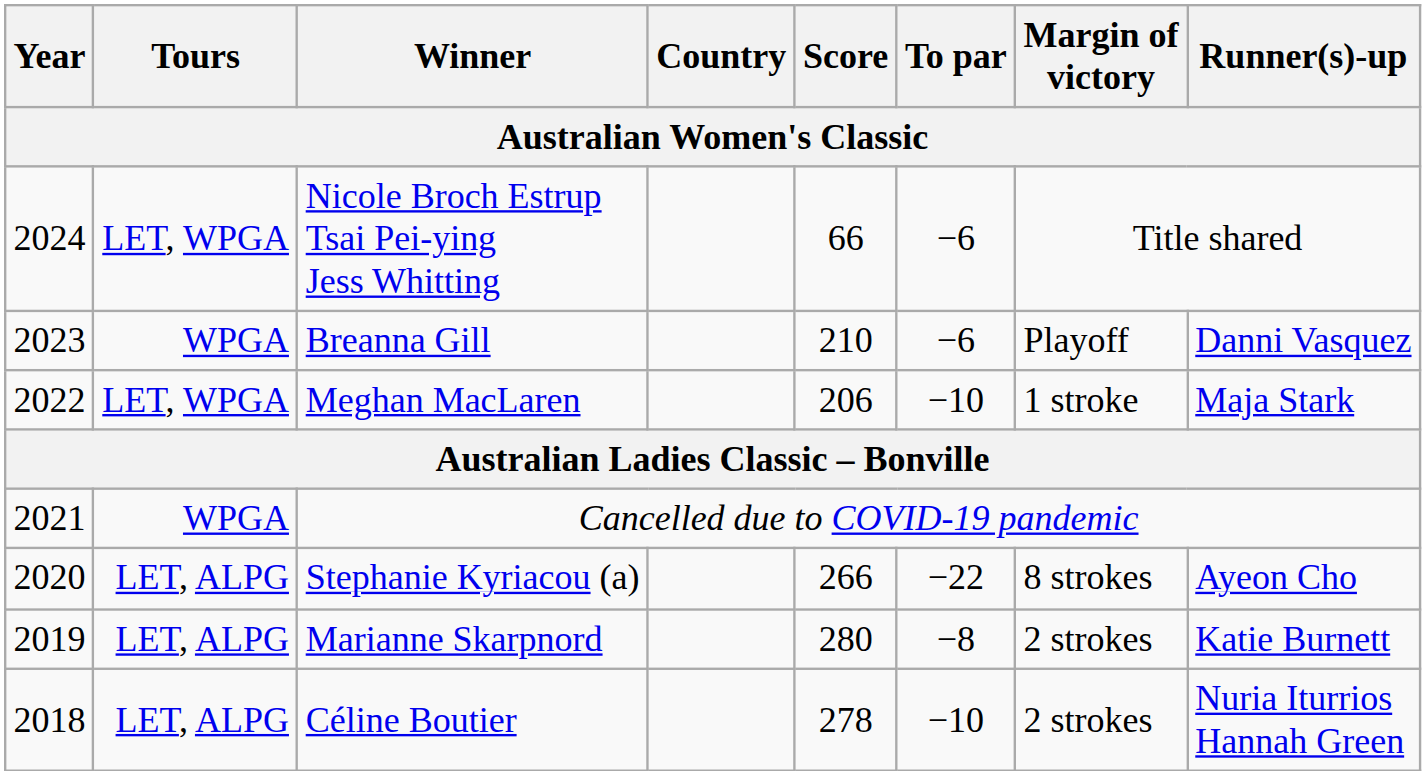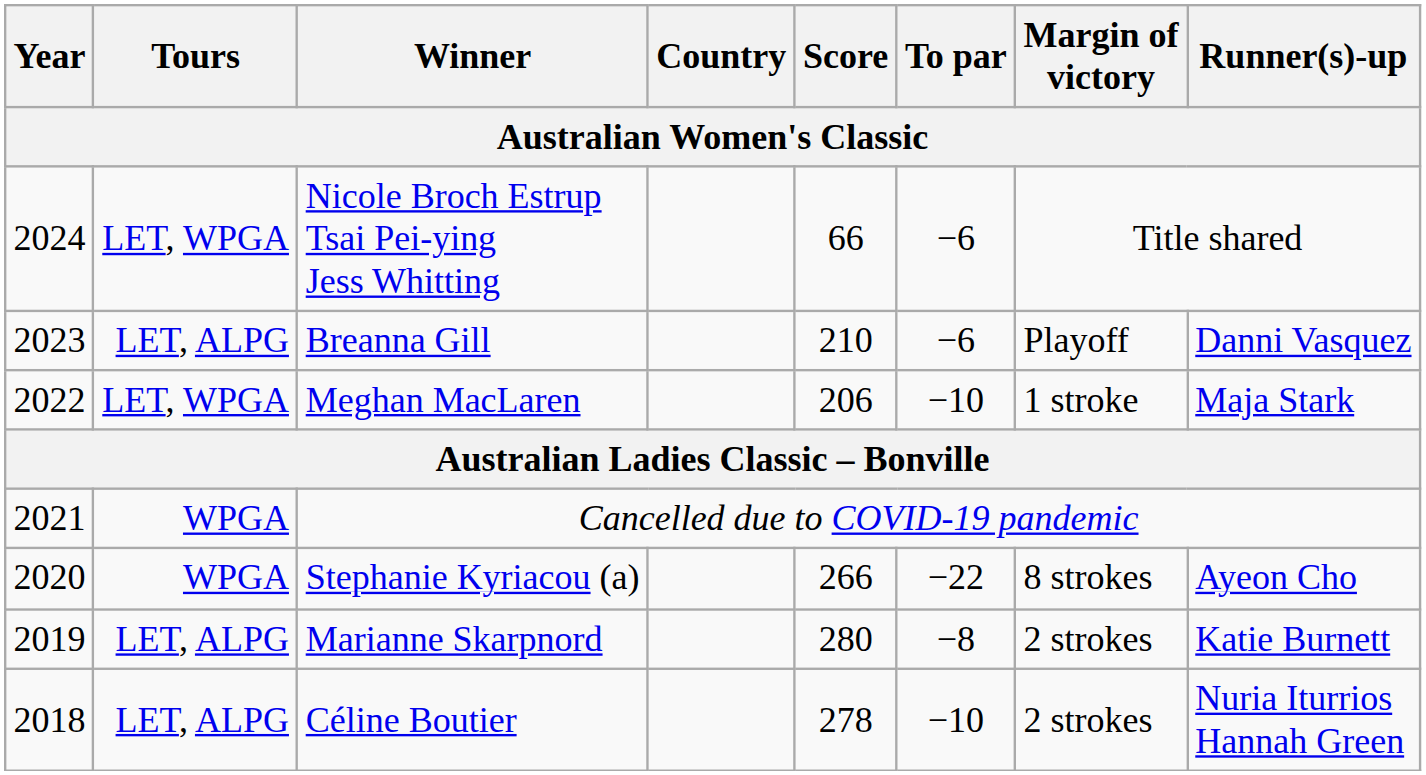(236, 340) WPGA -> (202, 340) LET, ALPG
(202, 578) LET, ALPG -> (236, 578) WPGA
